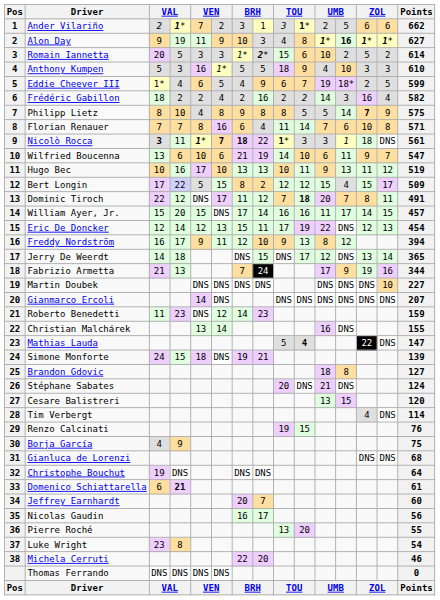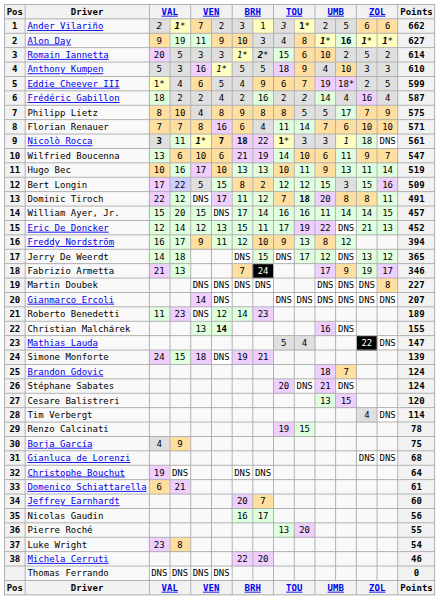(346, 98) 3 -> (346, 98) 4
(416, 98) 582 -> (416, 98) 587
(346, 112) 14 -> (346, 112) 17
(367, 112) bold -> (367, 112) normal
(388, 127) 8 -> (388, 127) 10
(388, 170) 12 -> (388, 170) 14
(346, 184) 4 -> (346, 184) 3
(388, 184) 17 -> (388, 184) 16
(346, 199) 7 -> (346, 199) 8
(346, 213) 17 -> (346, 213) 14
(367, 228) 12 -> (367, 228) 21
(416, 228) 454 -> (416, 228) 452
(388, 256) 14 -> (388, 256) 12
(388, 271) 16 -> (388, 271) 17
(416, 271) 344 -> (416, 271) 346
(388, 285) 10 -> (388, 285) 8
(416, 314) 159 -> (416, 314) 189
(222, 328) normal -> (222, 328) bold
(305, 343) bold -> (305, 343) normal
(346, 372) 8 -> (346, 372) 7
(416, 372) 127 -> (416, 372) 124
(416, 429) 76 -> (416, 429) 78
(180, 487) bold -> (180, 487) normal
